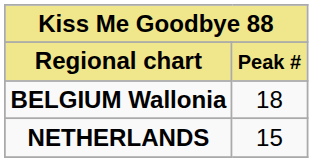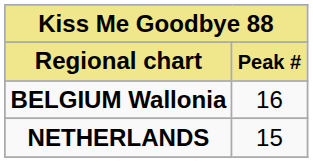(269, 99) 18 -> (269, 99) 16
